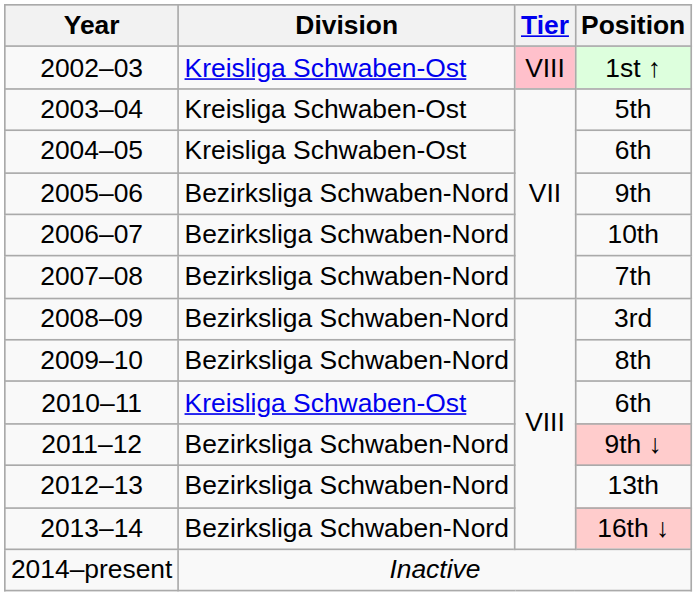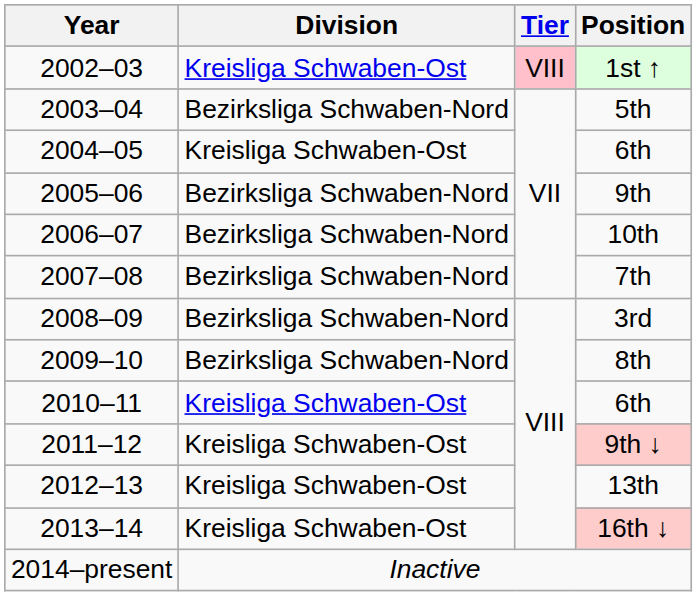(325, 109) Kreisliga Schwaben-Ost -> (347, 109) Bezirksliga Schwaben-Nord
(347, 444) Bezirksliga Schwaben-Nord -> (325, 444) Kreisliga Schwaben-Ost
(347, 485) Bezirksliga Schwaben-Nord -> (325, 485) Kreisliga Schwaben-Ost
(347, 527) Bezirksliga Schwaben-Nord -> (325, 527) Kreisliga Schwaben-Ost
